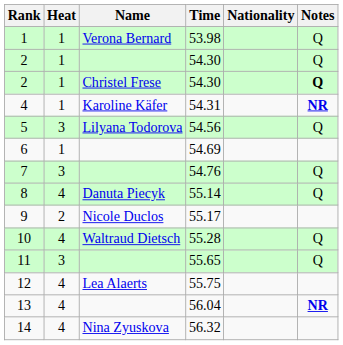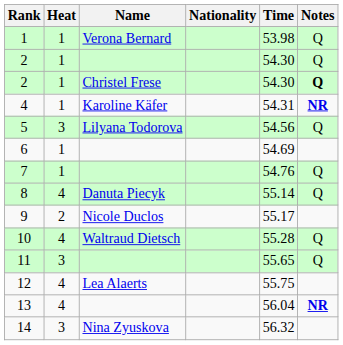columns swapped: (261, 15) <-> (205, 15)
(62, 171) 3 -> (62, 171) 1
(62, 328) 4 -> (62, 328) 3
